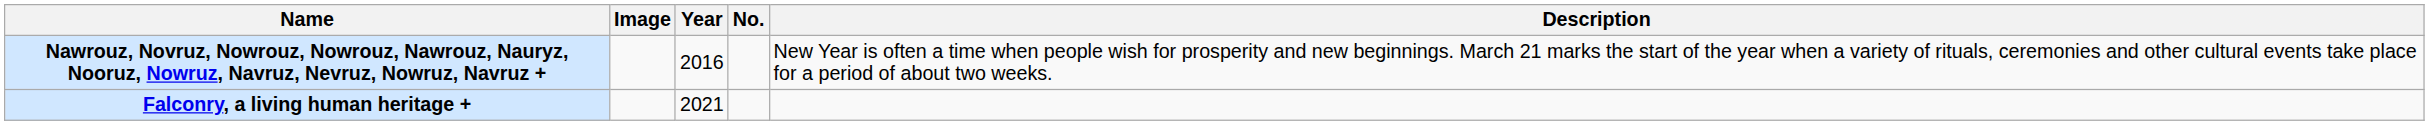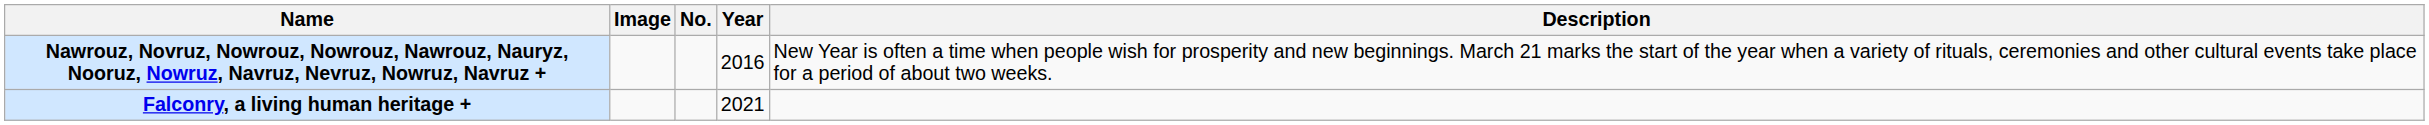columns swapped: (702, 20) <-> (749, 20)
